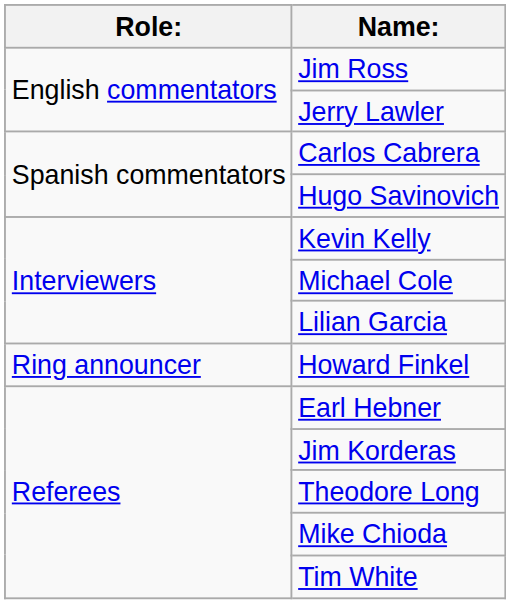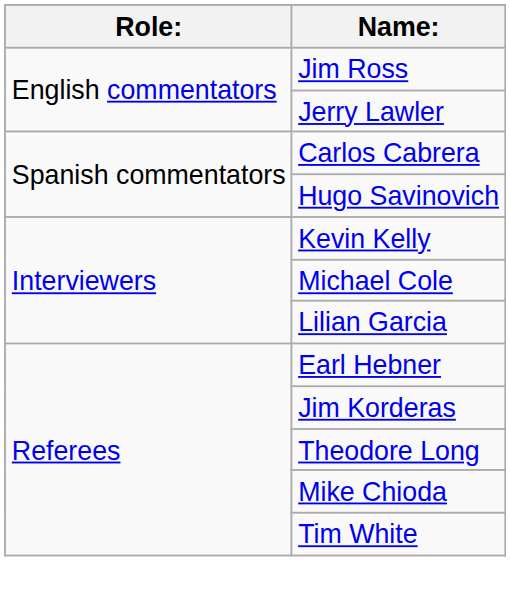- row: (384, 365)
